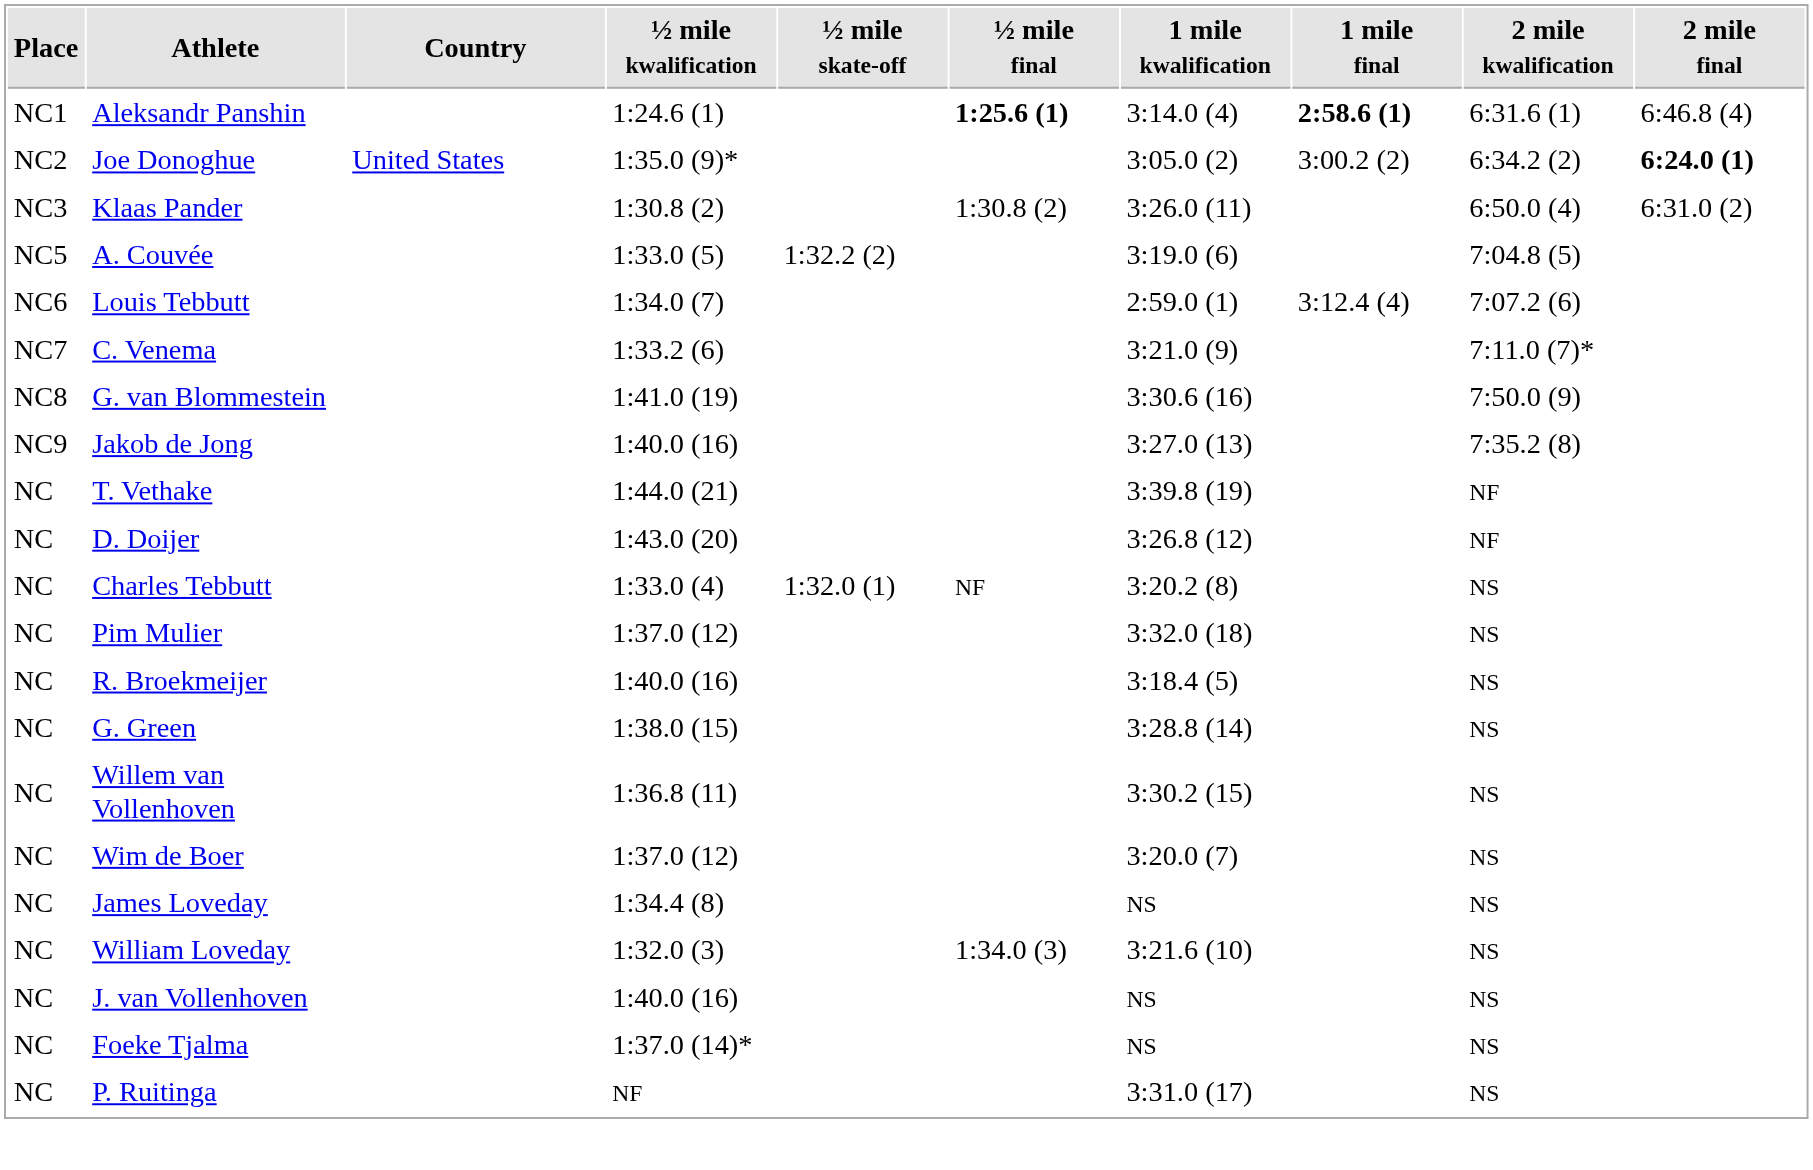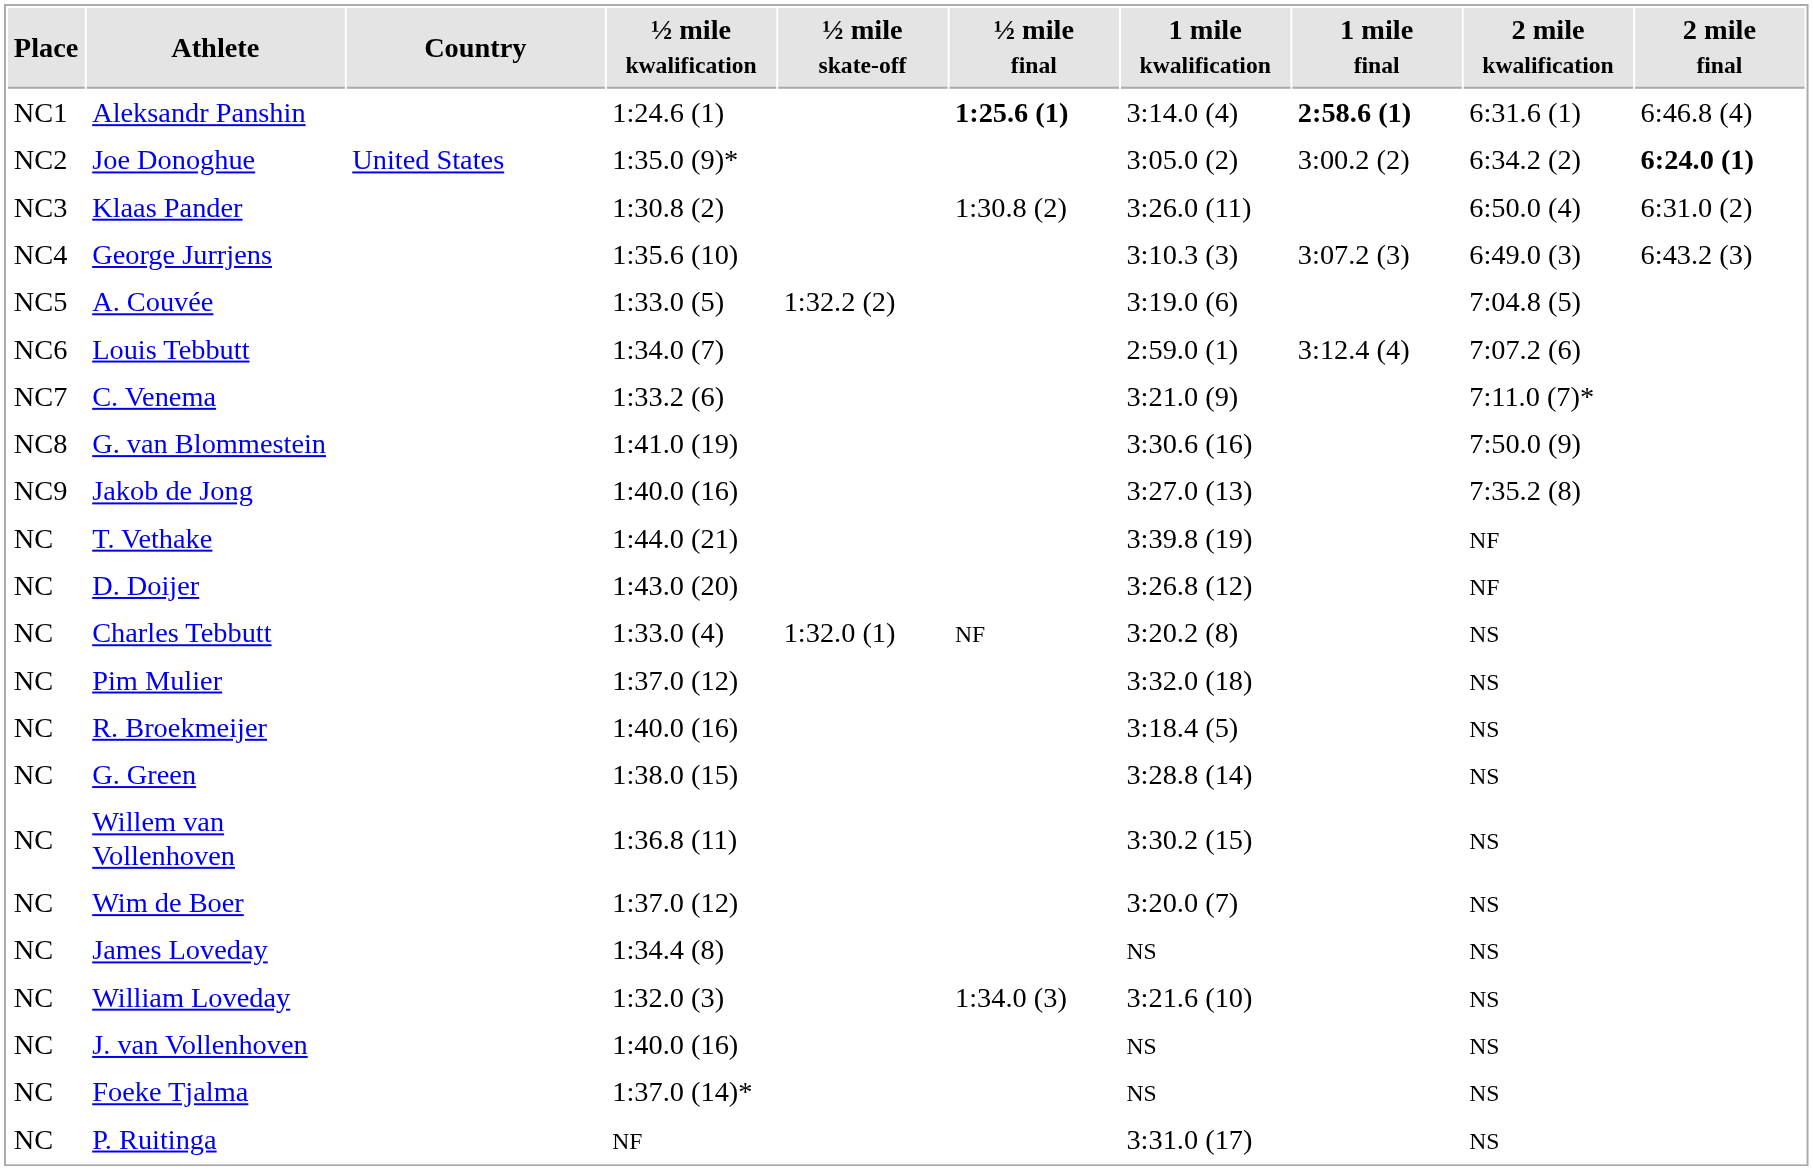+ row: (182, 254)
